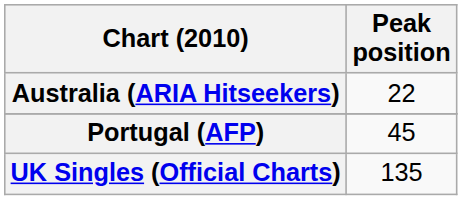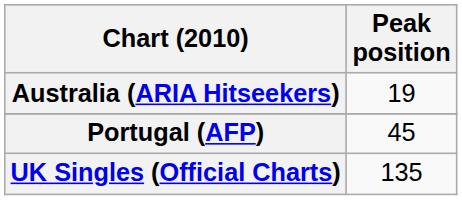(402, 93) 22 -> (402, 93) 19
